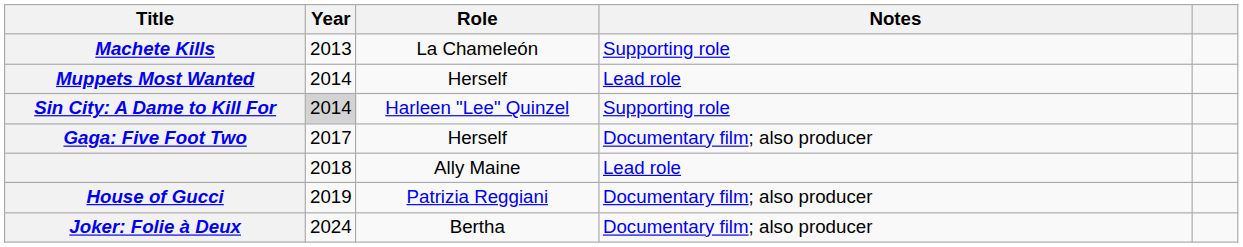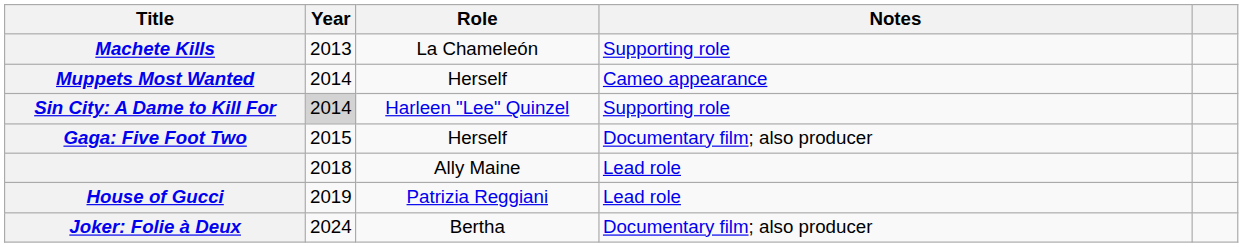(642, 78) Lead role -> (685, 78) Cameo appearance
(331, 138) 2017 -> (331, 138) 2015
(738, 197) Documentary film; also producer -> (642, 197) Lead role
